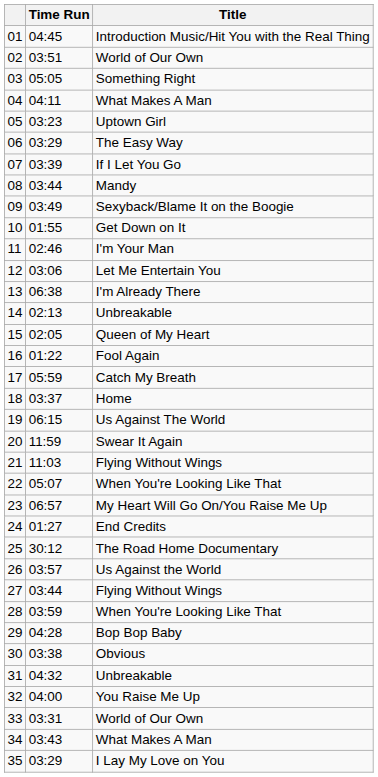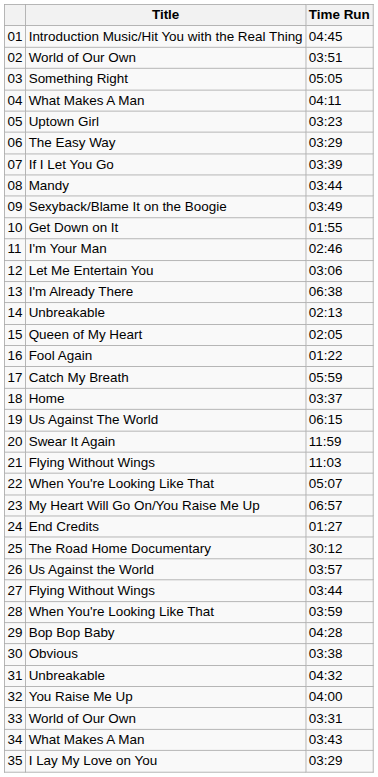columns swapped: (233, 15) <-> (59, 15)
